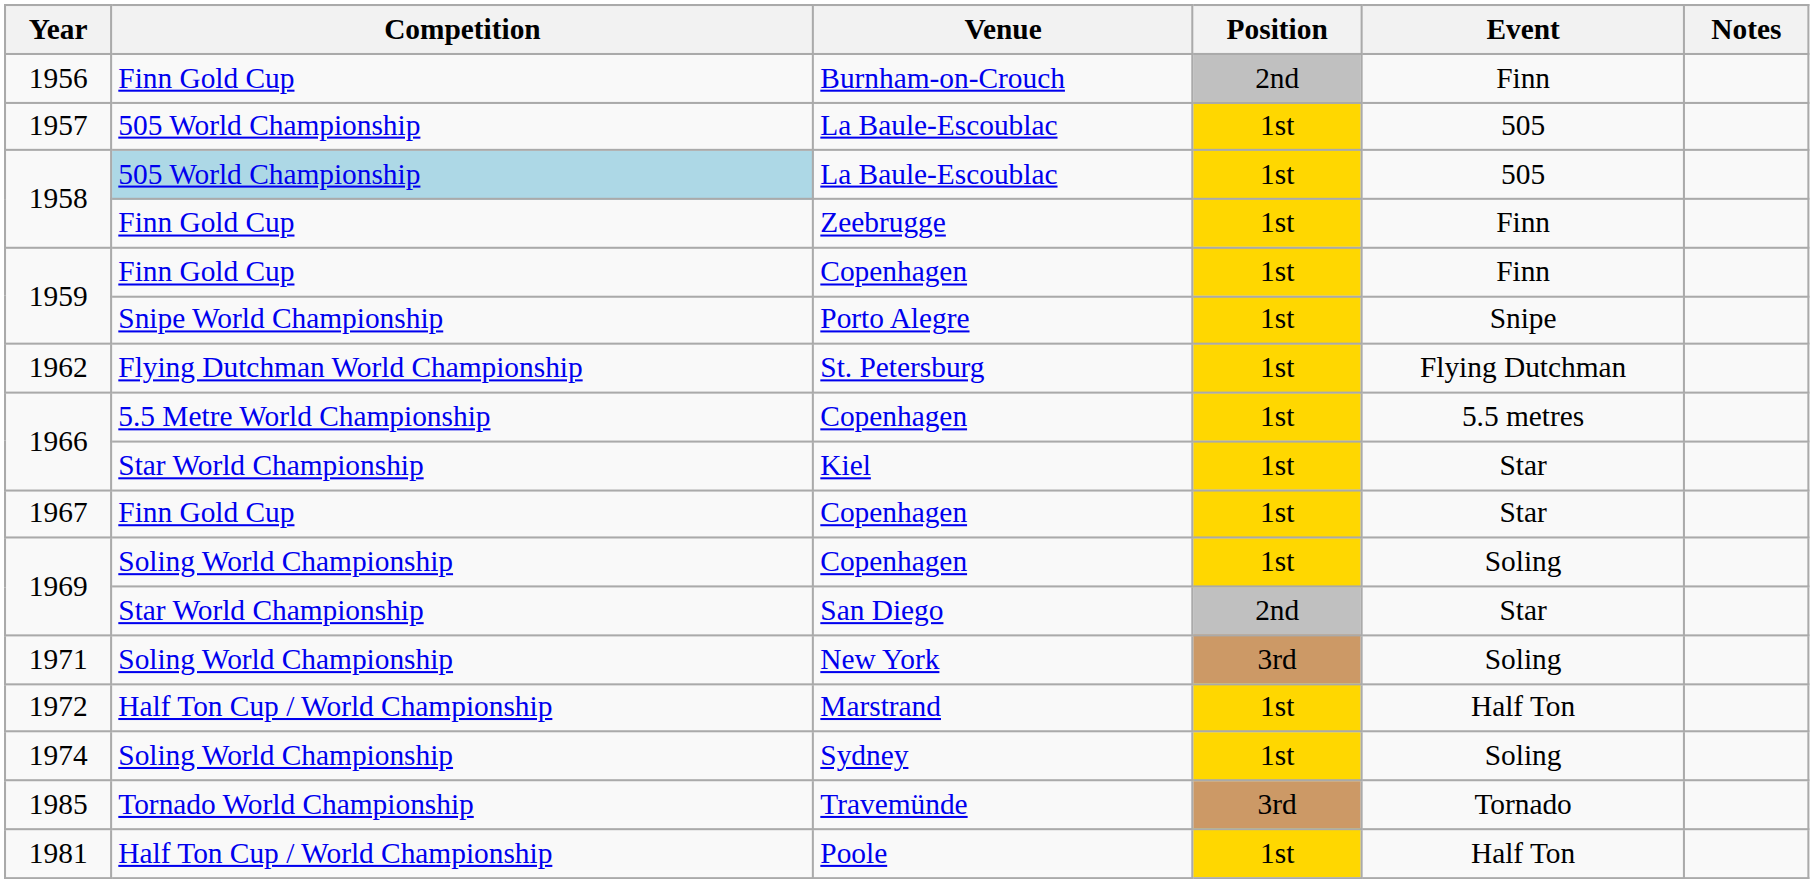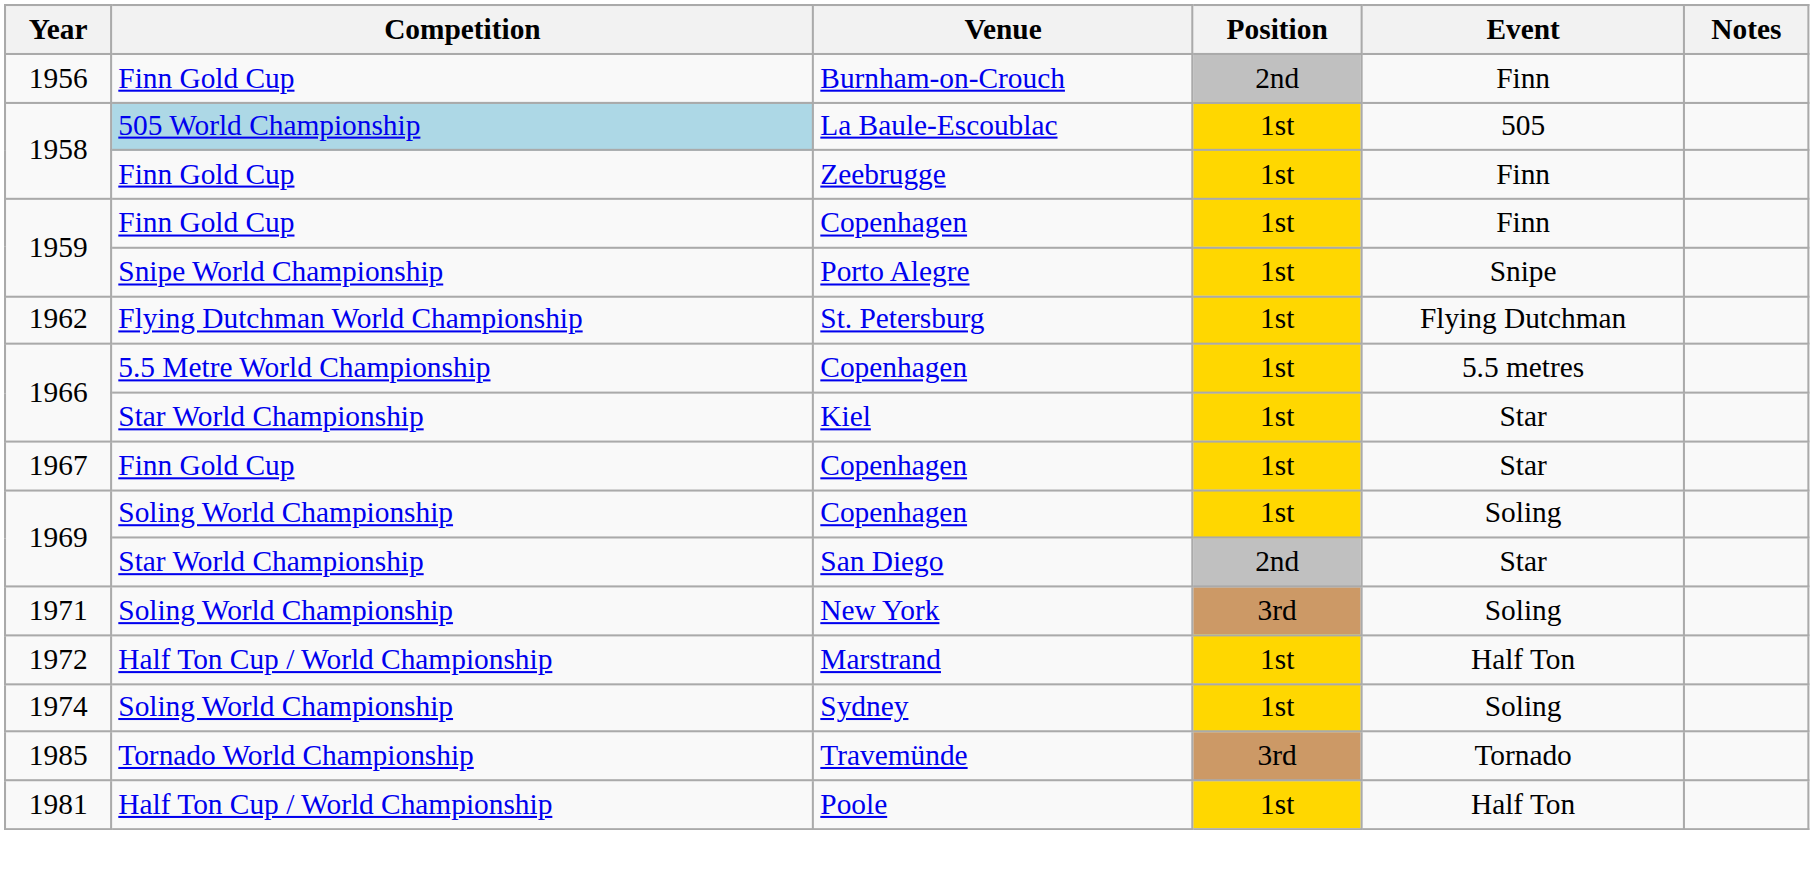- row: (58, 126)
